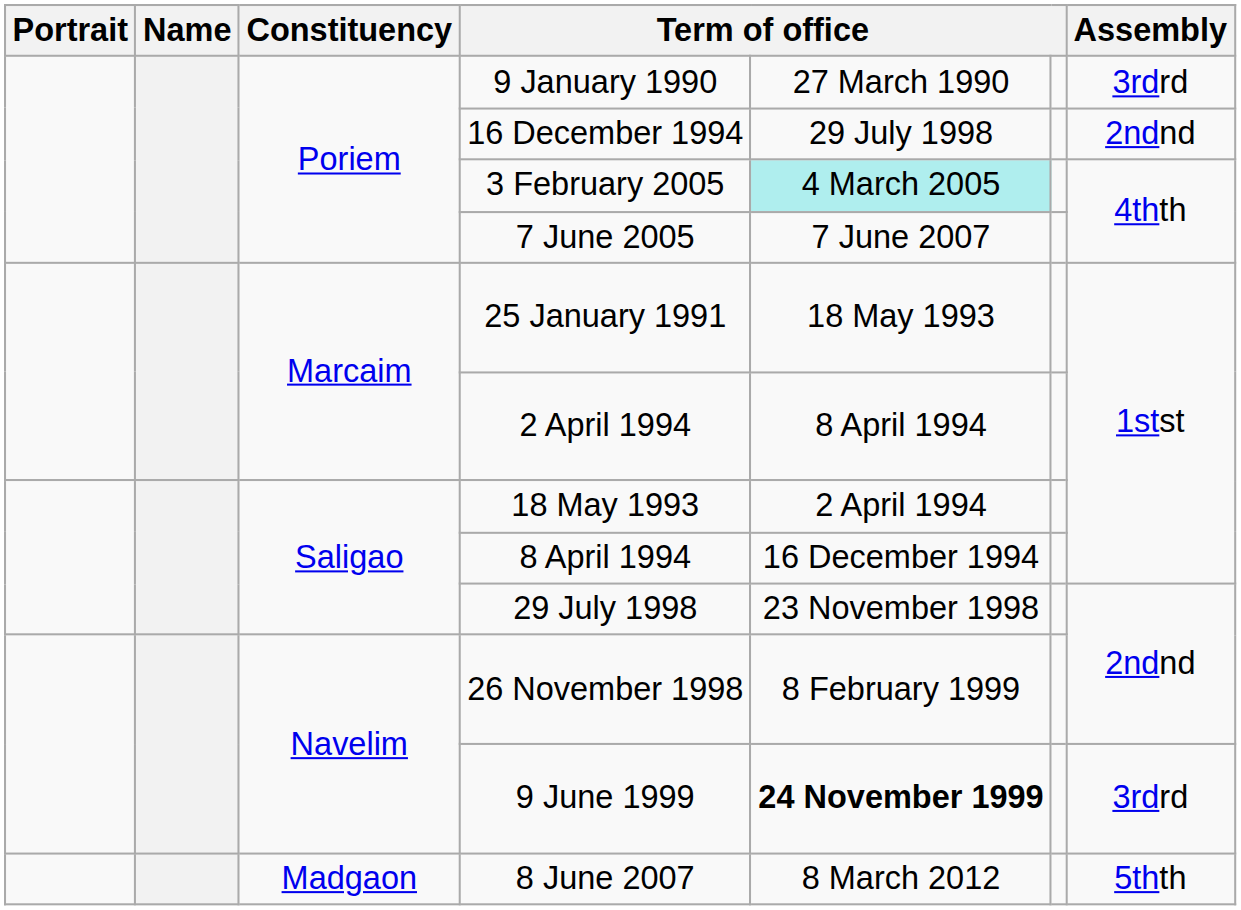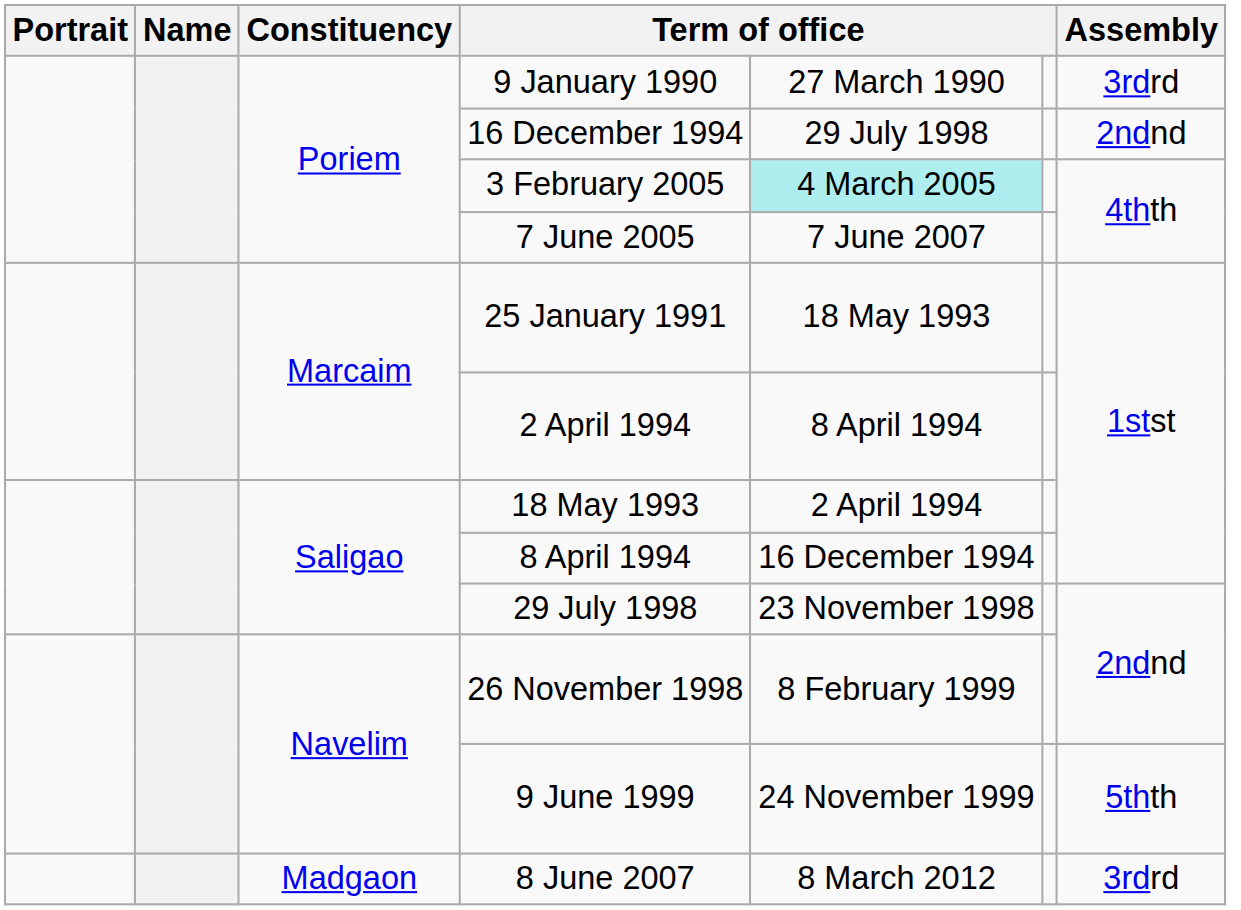(901, 798) bold -> (897, 798) normal
(1150, 798) 3rdrd -> (1141, 798) 5thth
(1150, 878) 5thth -> (1141, 878) 3rdrd
